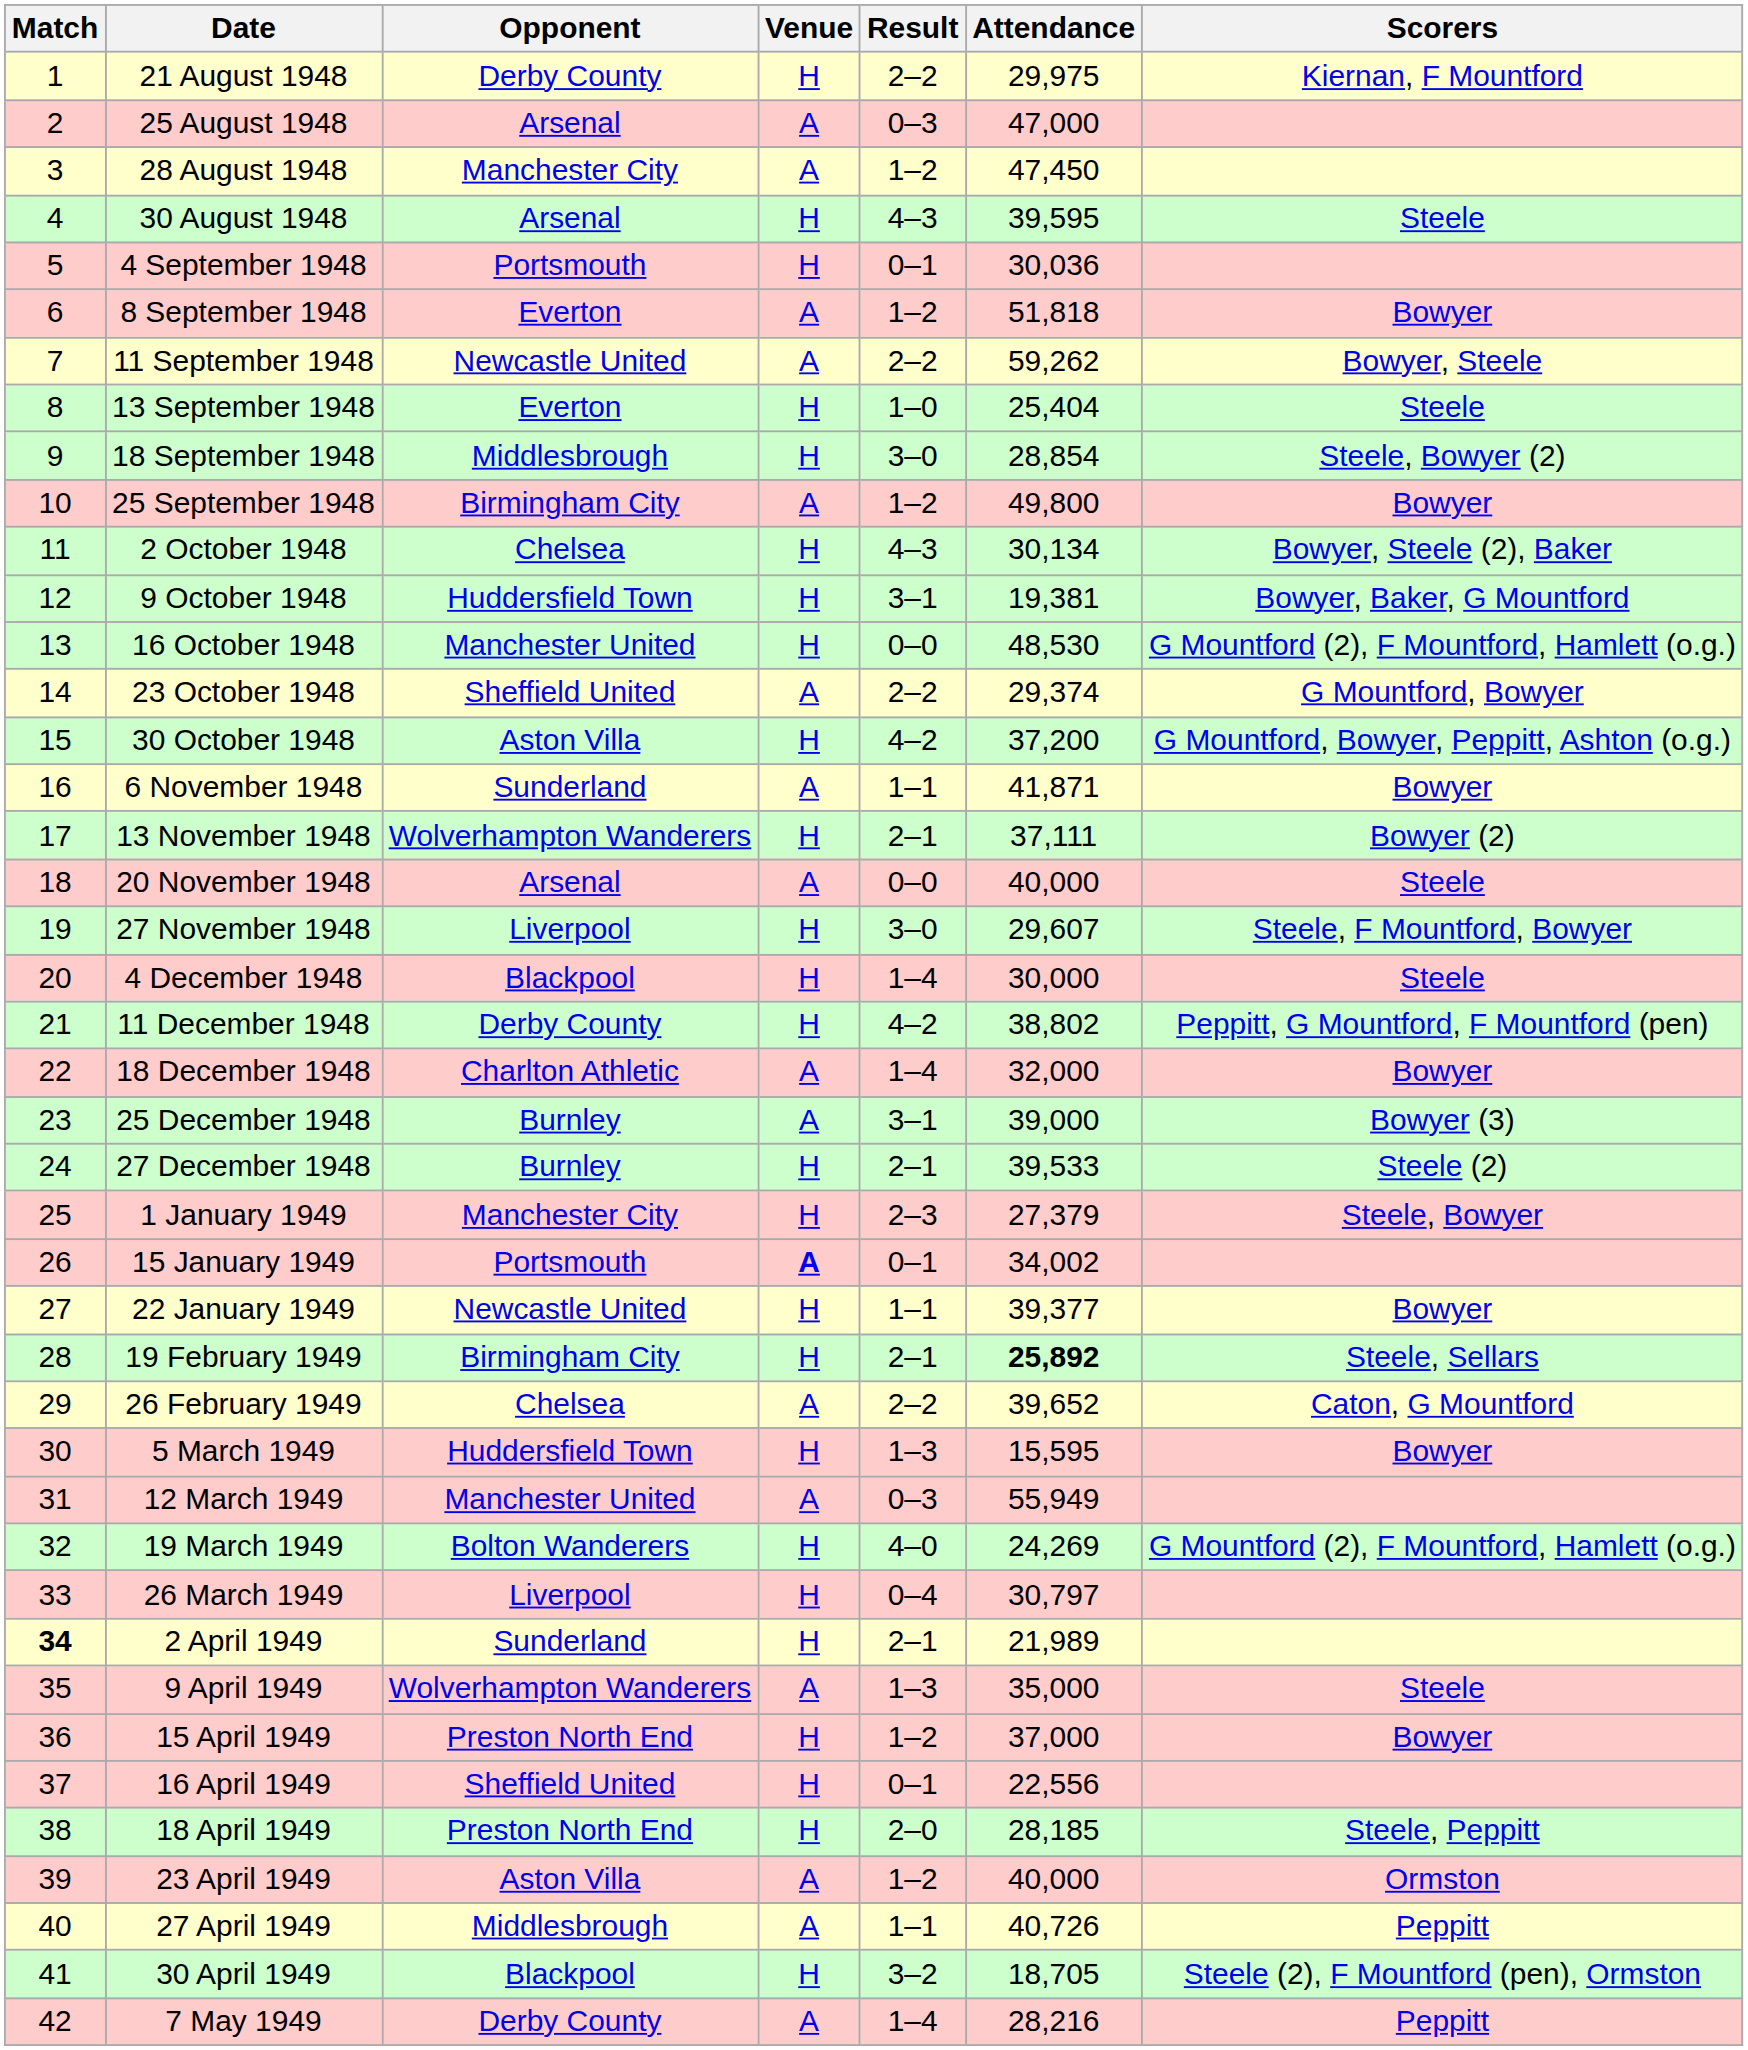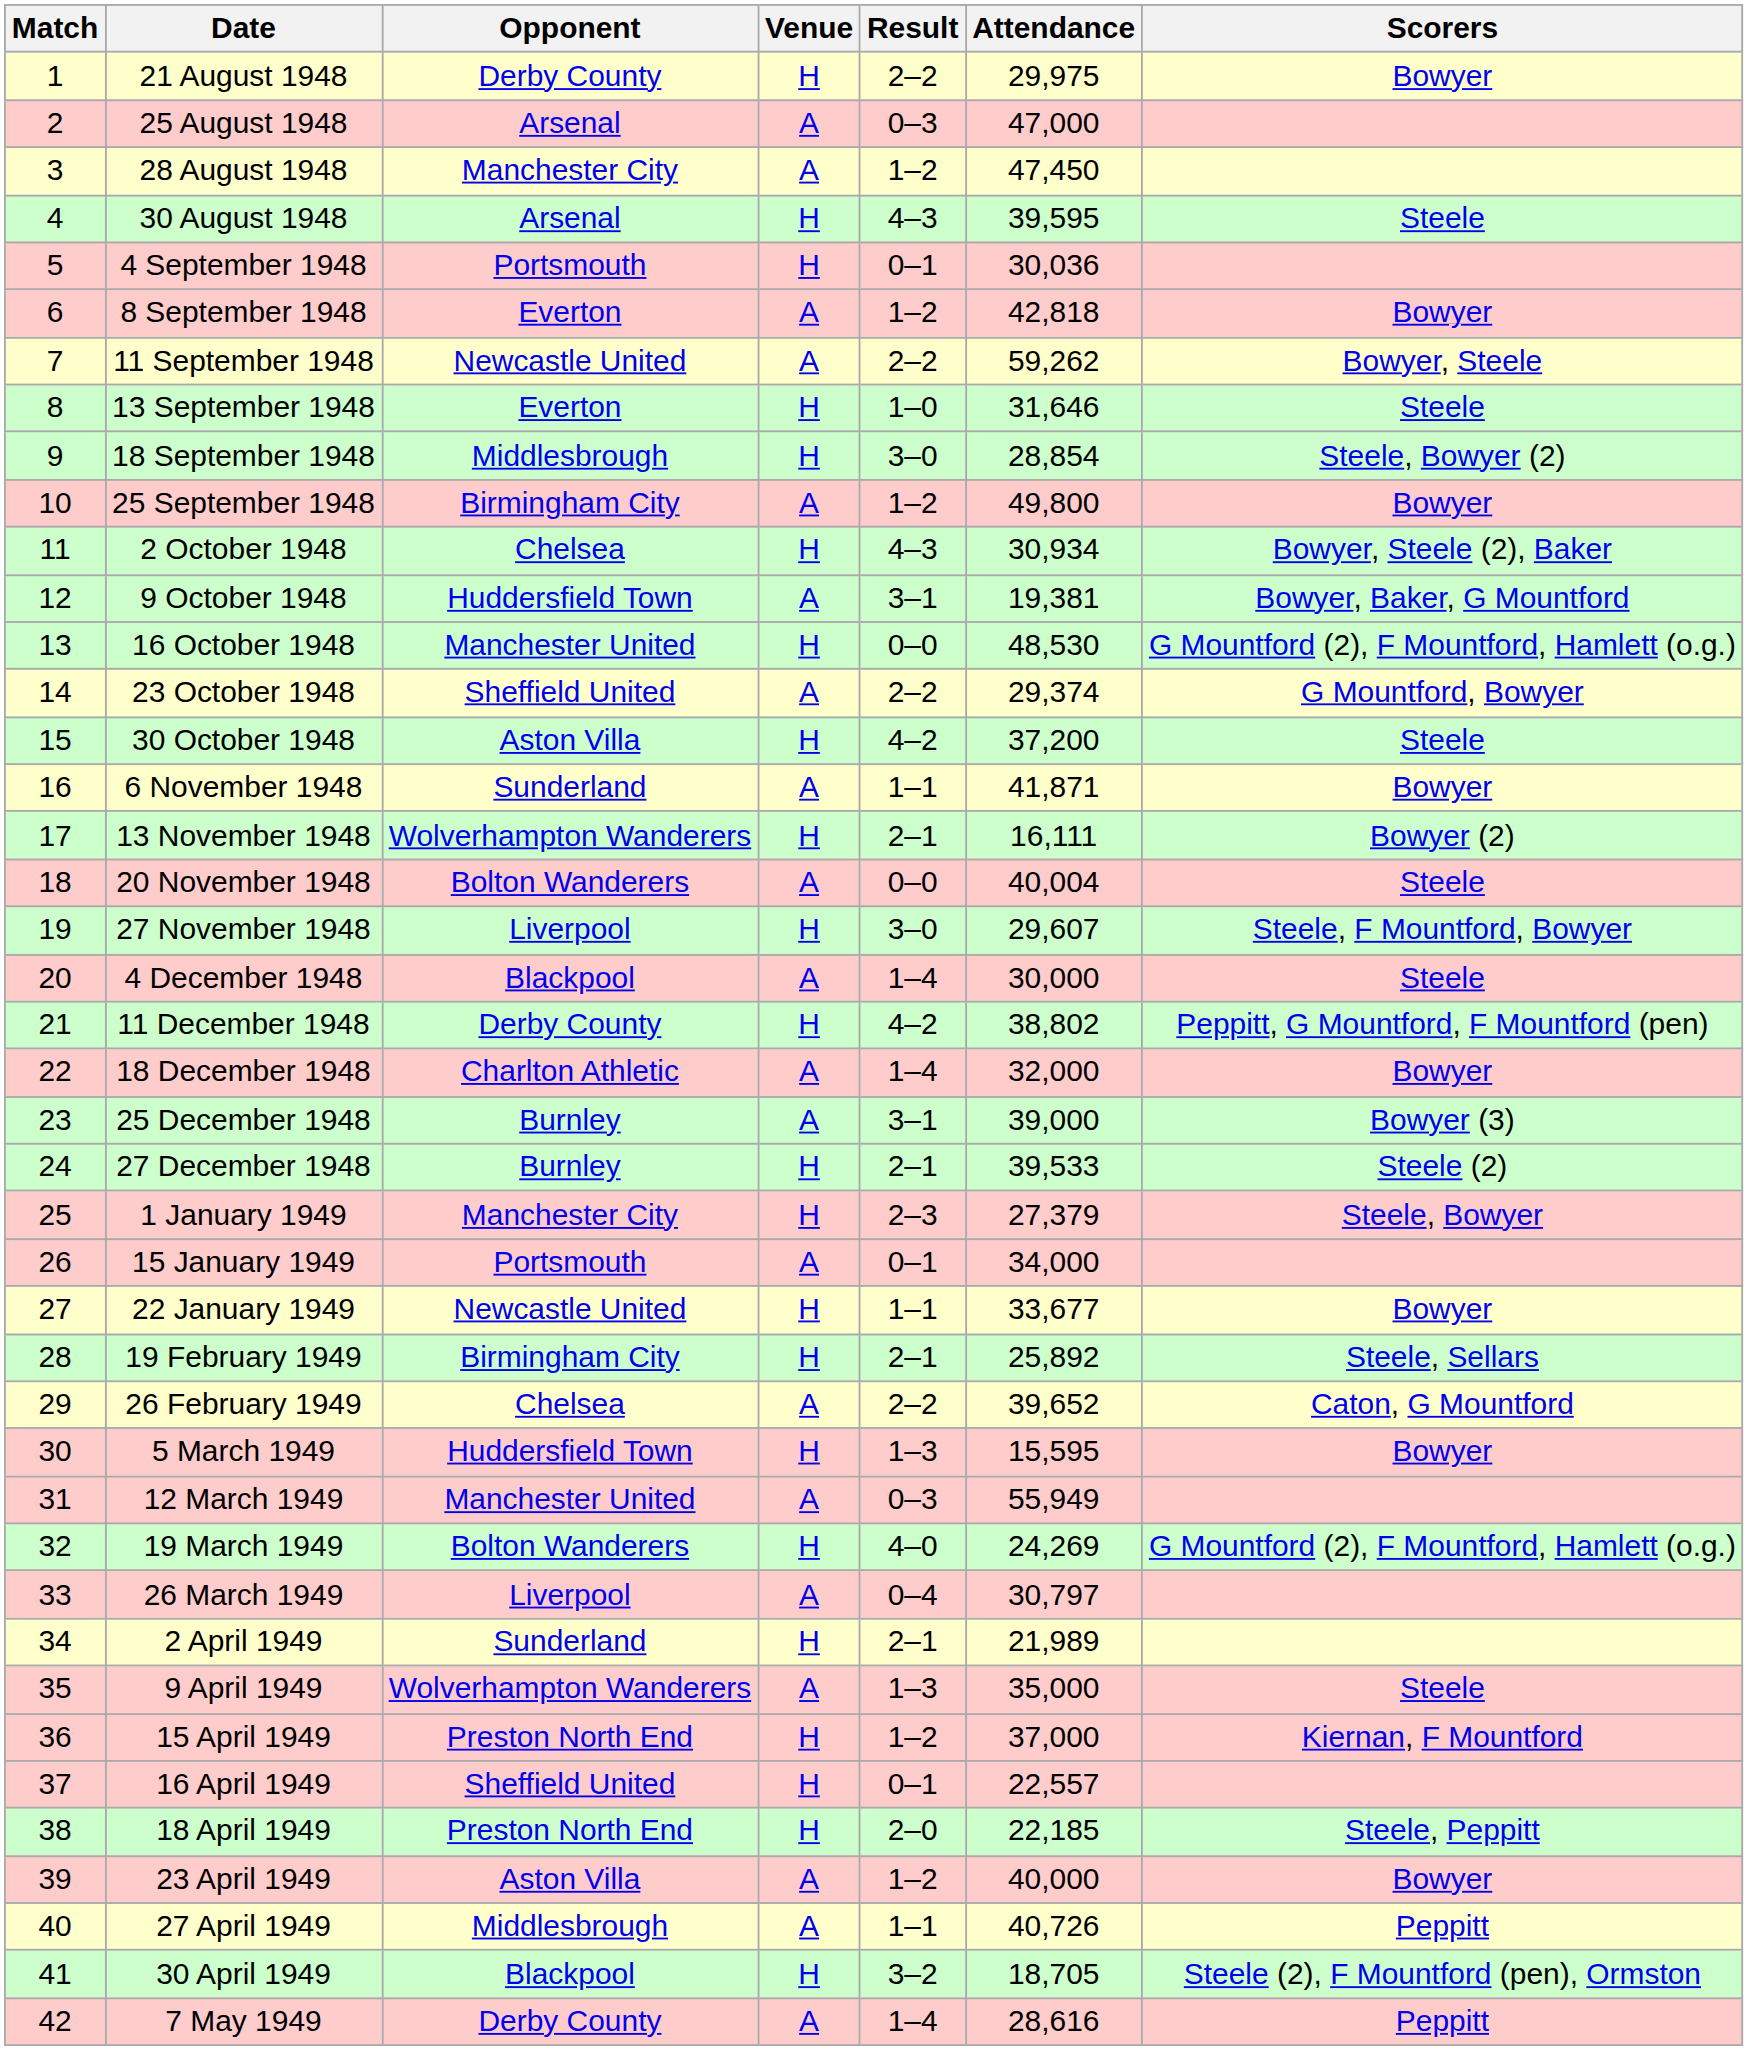(1442, 75) Kiernan, F Mountford -> (1442, 75) Bowyer
(1054, 312) 51,818 -> (1054, 312) 42,818
(1054, 407) 25,404 -> (1054, 407) 31,646
(1054, 550) 30,134 -> (1054, 550) 30,934
(809, 597) H -> (809, 597) A
(1442, 739) G Mountford, Bowyer, Peppitt, Ashton (o.g.) -> (1442, 739) Steele
(1054, 834) 37,111 -> (1054, 834) 16,111
(570, 882) Arsenal -> (570, 882) Bolton Wanderers
(1054, 882) 40,000 -> (1054, 882) 40,004
(809, 977) H -> (809, 977) A
(809, 1261) bold -> (809, 1261) normal
(1054, 1261) 34,002 -> (1054, 1261) 34,000
(1054, 1309) 39,377 -> (1054, 1309) 33,677
(1054, 1356) bold -> (1054, 1356) normal
(809, 1594) H -> (809, 1594) A
(55, 1641) bold -> (55, 1641) normal
(1442, 1736) Bowyer -> (1442, 1736) Kiernan, F Mountford
(1054, 1783) 22,556 -> (1054, 1783) 22,557
(1054, 1831) 28,185 -> (1054, 1831) 22,185
(1442, 1878) Ormston -> (1442, 1878) Bowyer
(1054, 2021) 28,216 -> (1054, 2021) 28,616
